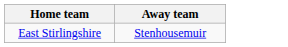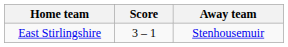+ column: (144, 14)
